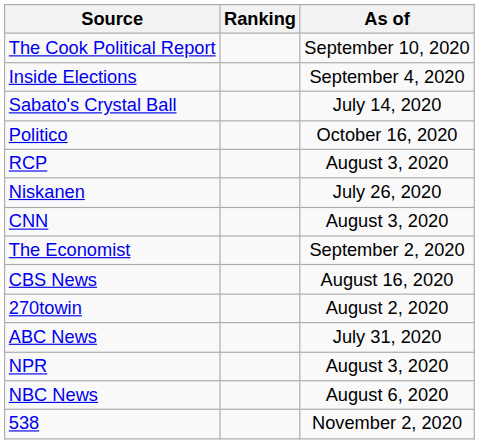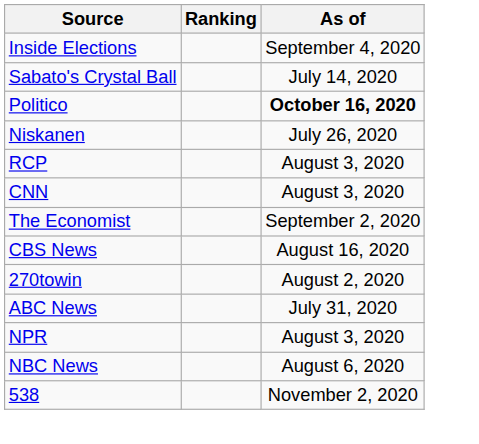- row: (112, 47)
(387, 134) normal -> (343, 105) bold
rows swapped: (28, 163) <-> (47, 192)
